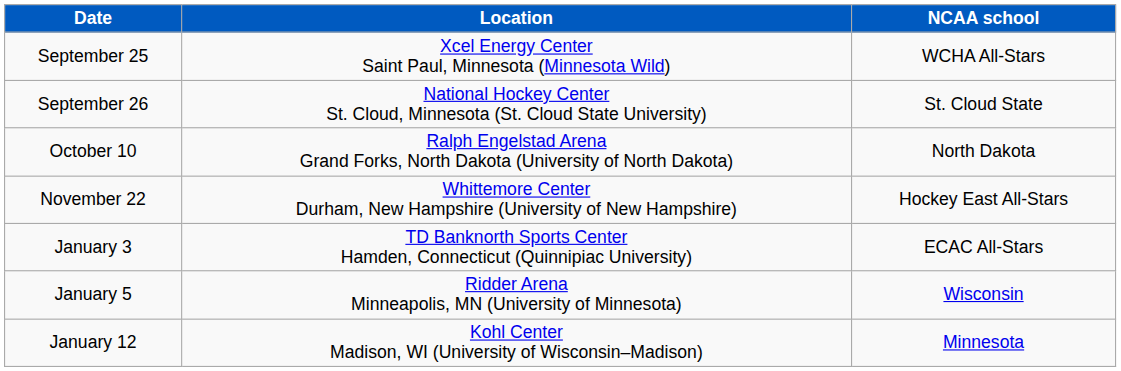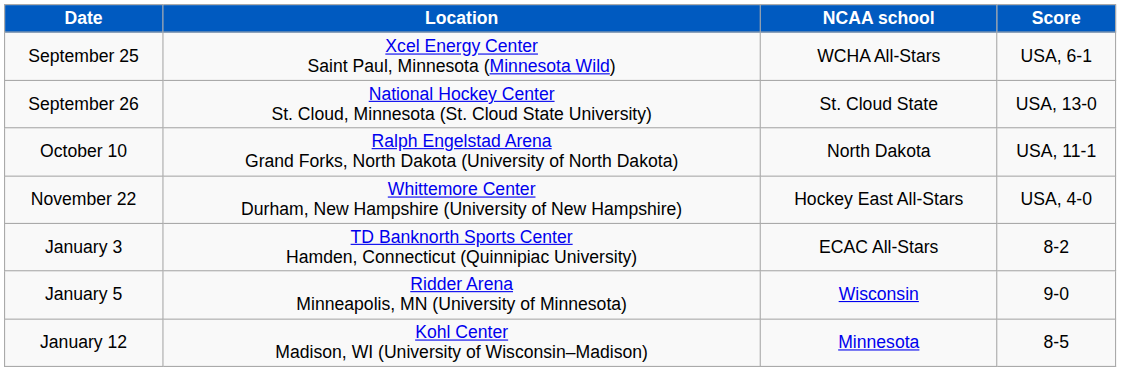+ column: (1056, 18)
